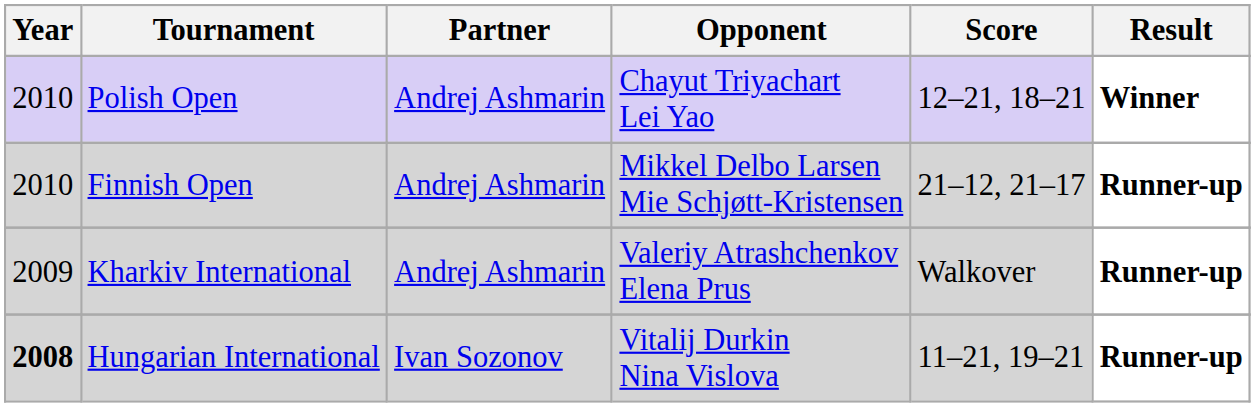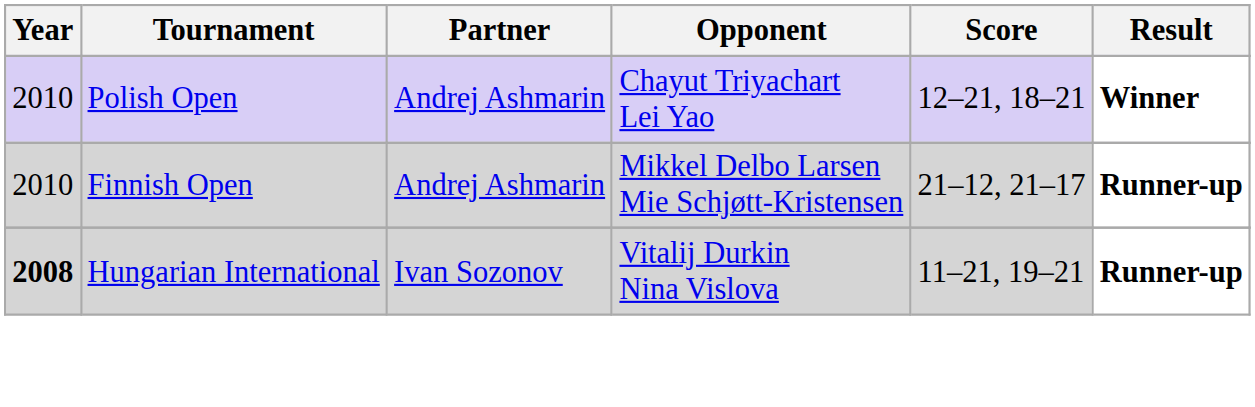- row: (219, 271)
